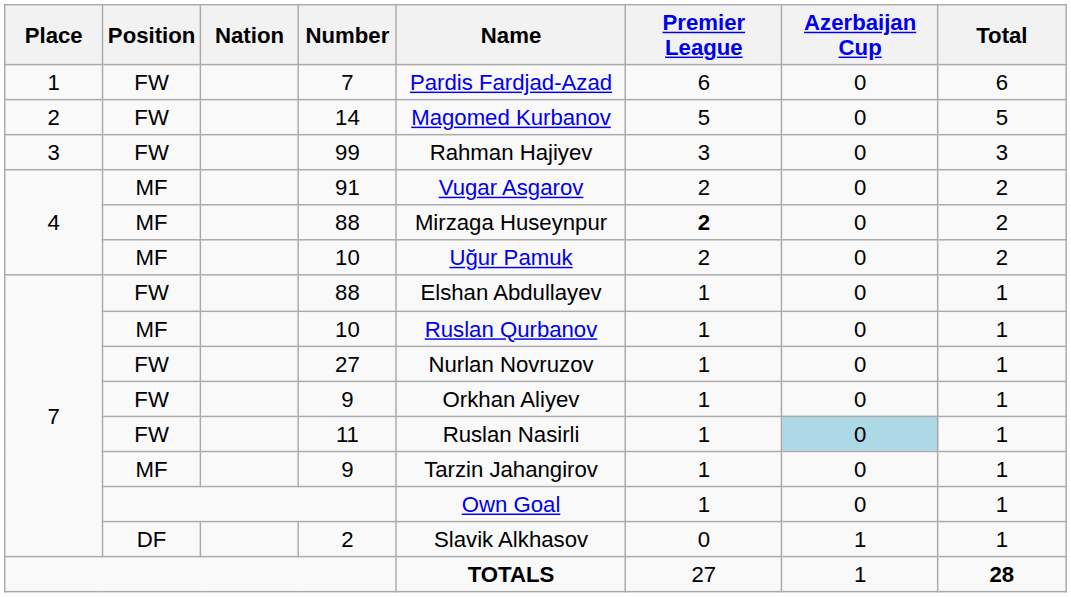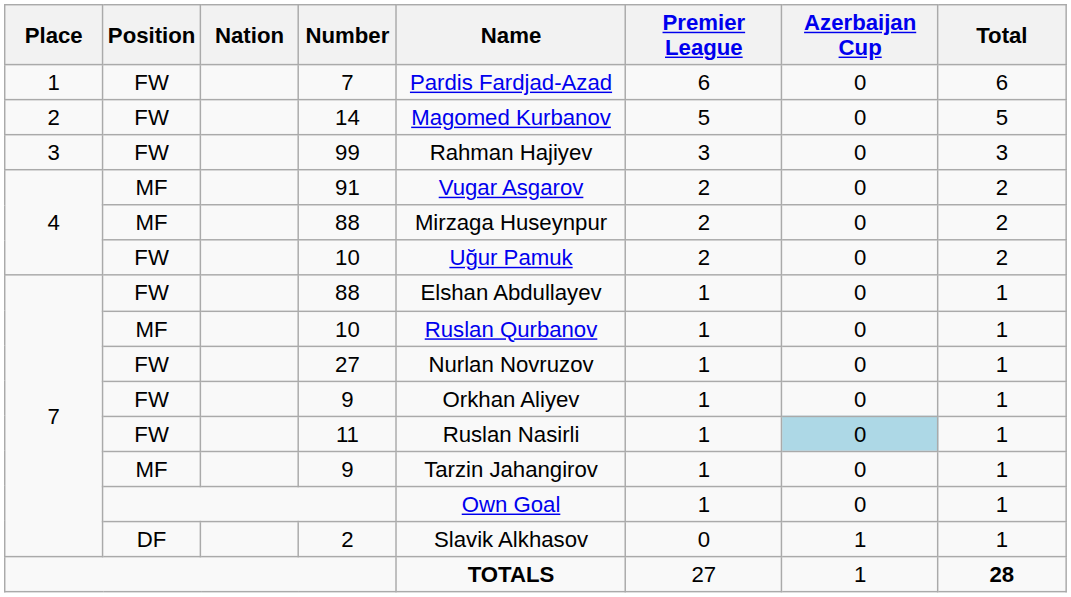(704, 223) bold -> (704, 223) normal
(152, 258) MF -> (152, 258) FW
